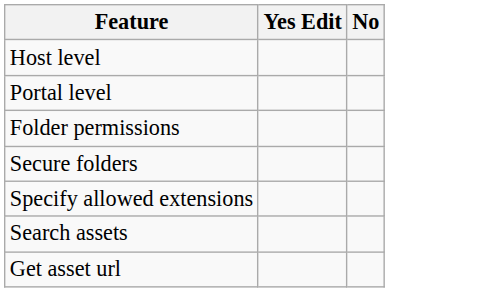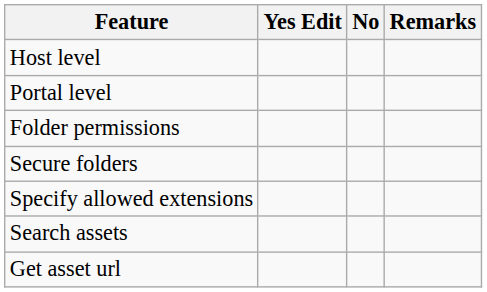+ column: (433, 22)
